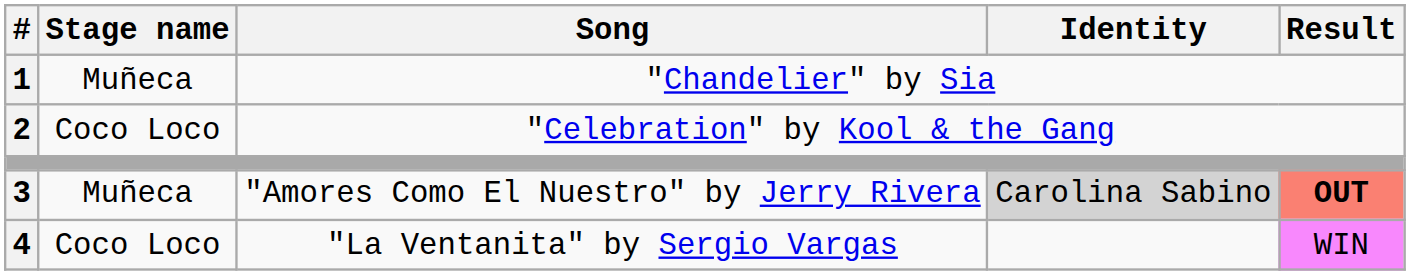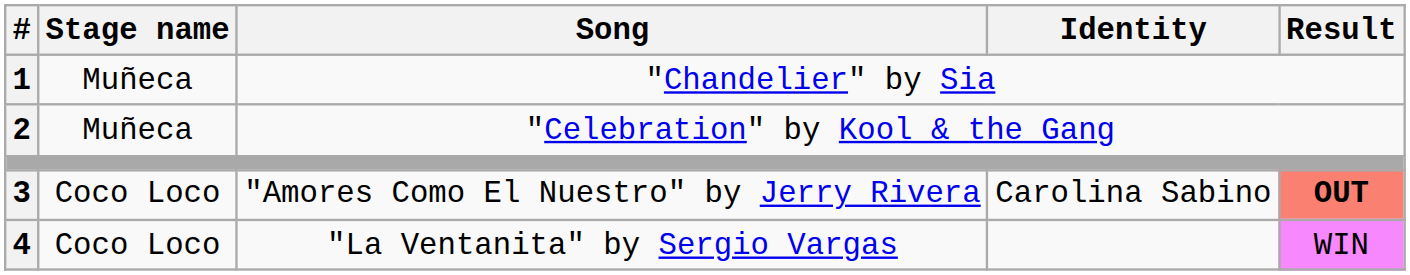(138, 130) Coco Loco -> (138, 130) Muñeca
(138, 195) Muñeca -> (138, 195) Coco Loco
(1133, 195) lightgrey background -> (1133, 195) no background
